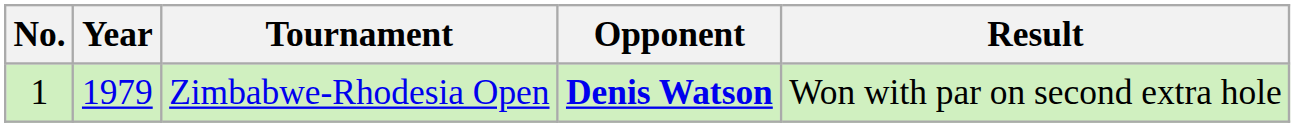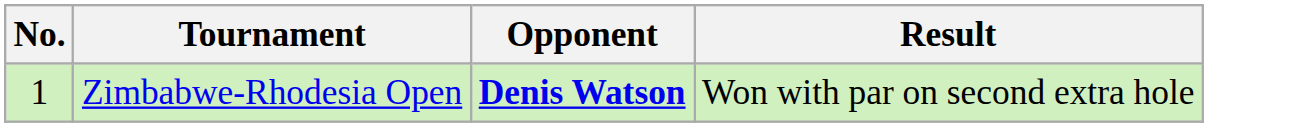- column: (117, 33)
